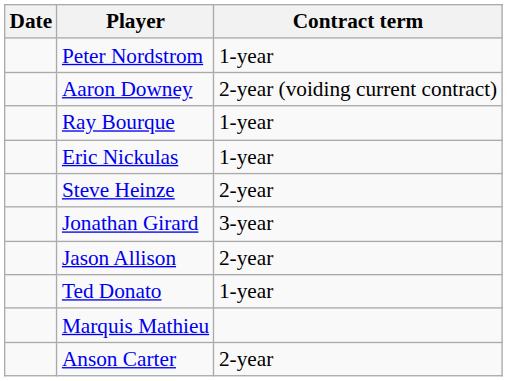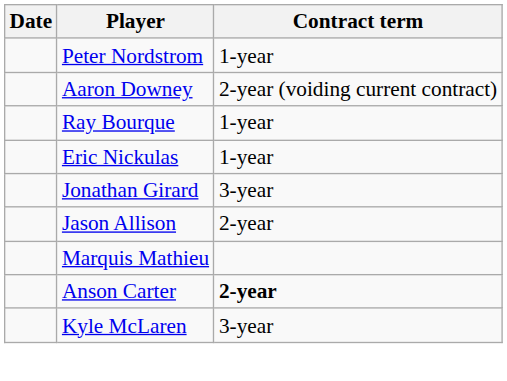- row: (118, 190)
- row: (112, 291)
(246, 358) normal -> (248, 291) bold
+ row: (124, 325)
